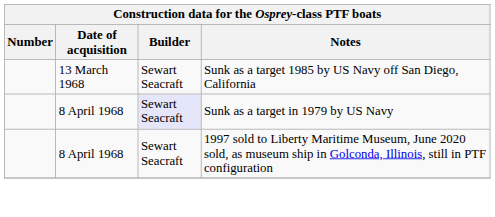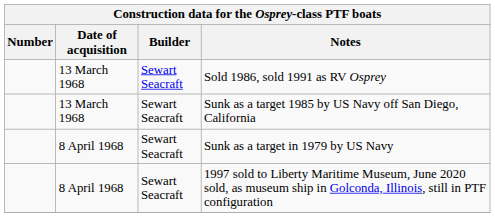+ row: (295, 76)
(162, 111) lavender background -> (162, 146) no background
